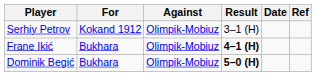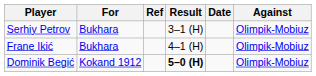columns swapped: (183, 12) <-> (300, 12)
(110, 29) Kokand 1912 -> (99, 29) Bukhara
(241, 46) bold -> (186, 46) normal
(99, 63) Bukhara -> (110, 63) Kokand 1912
